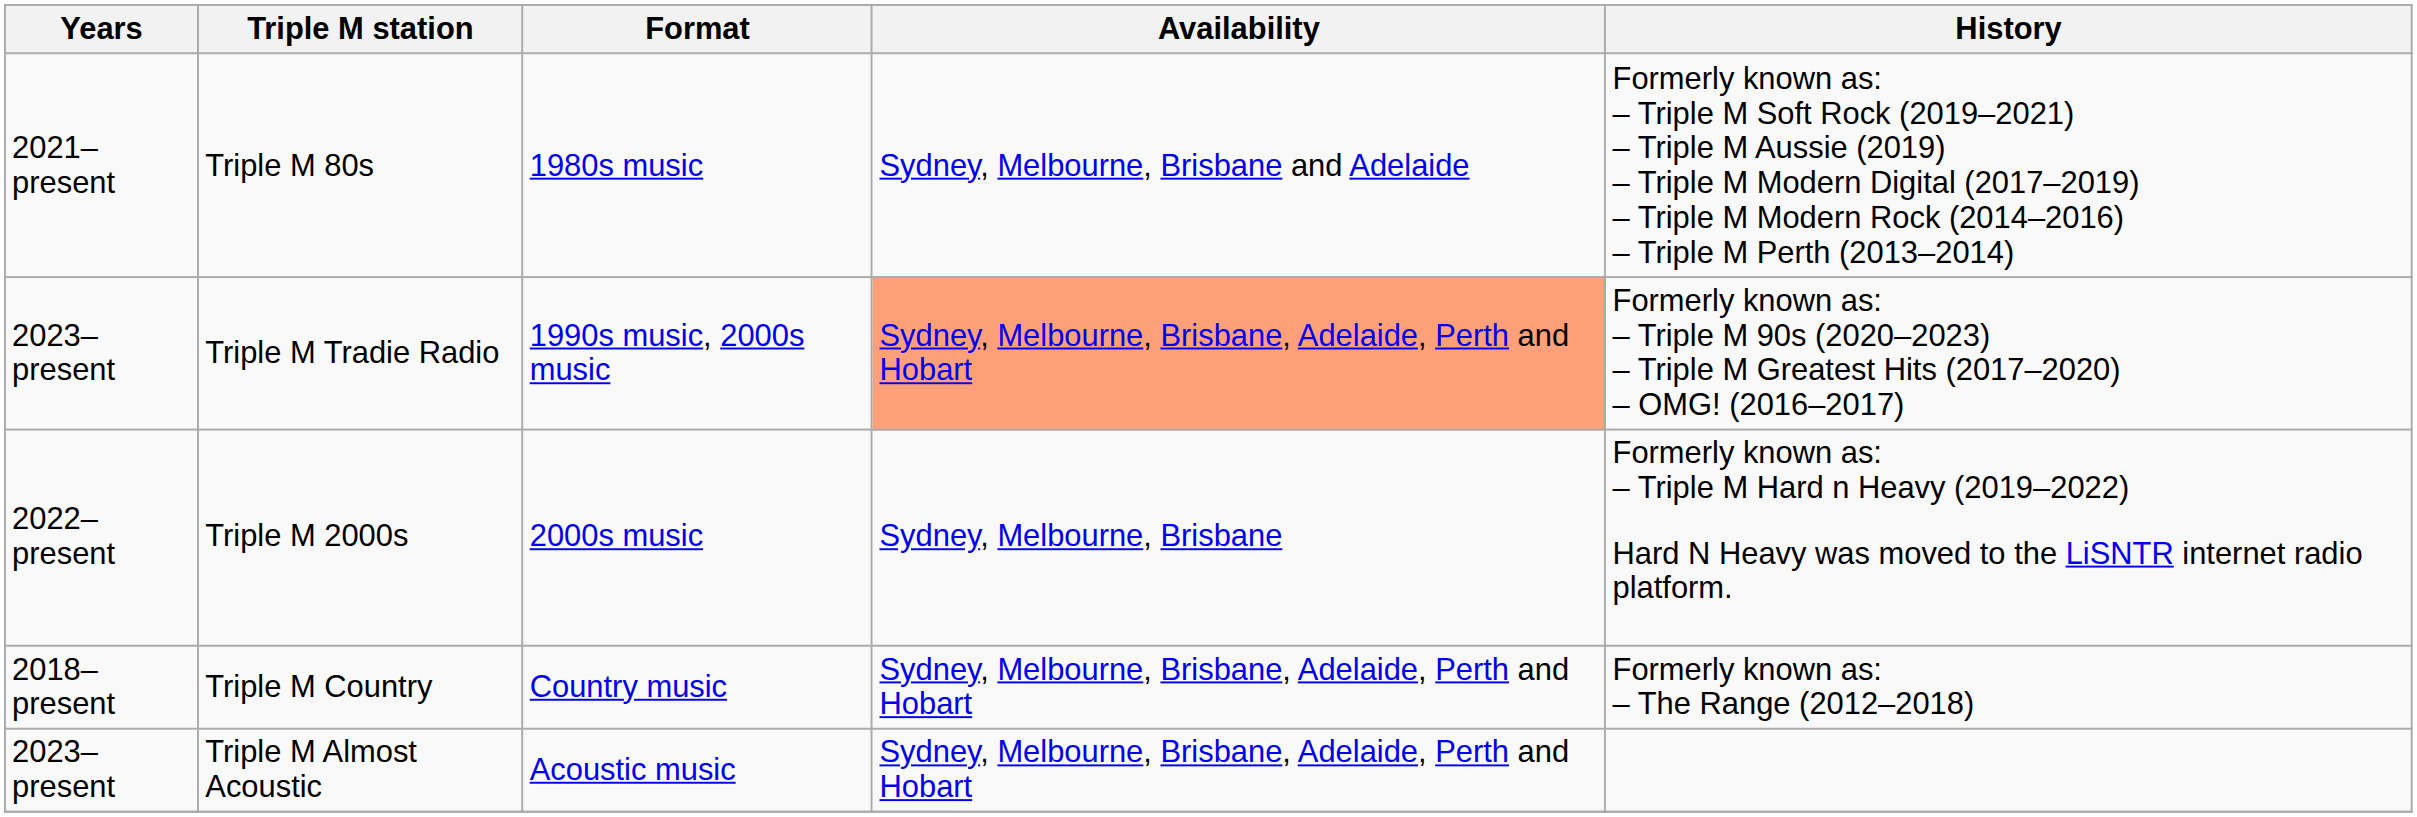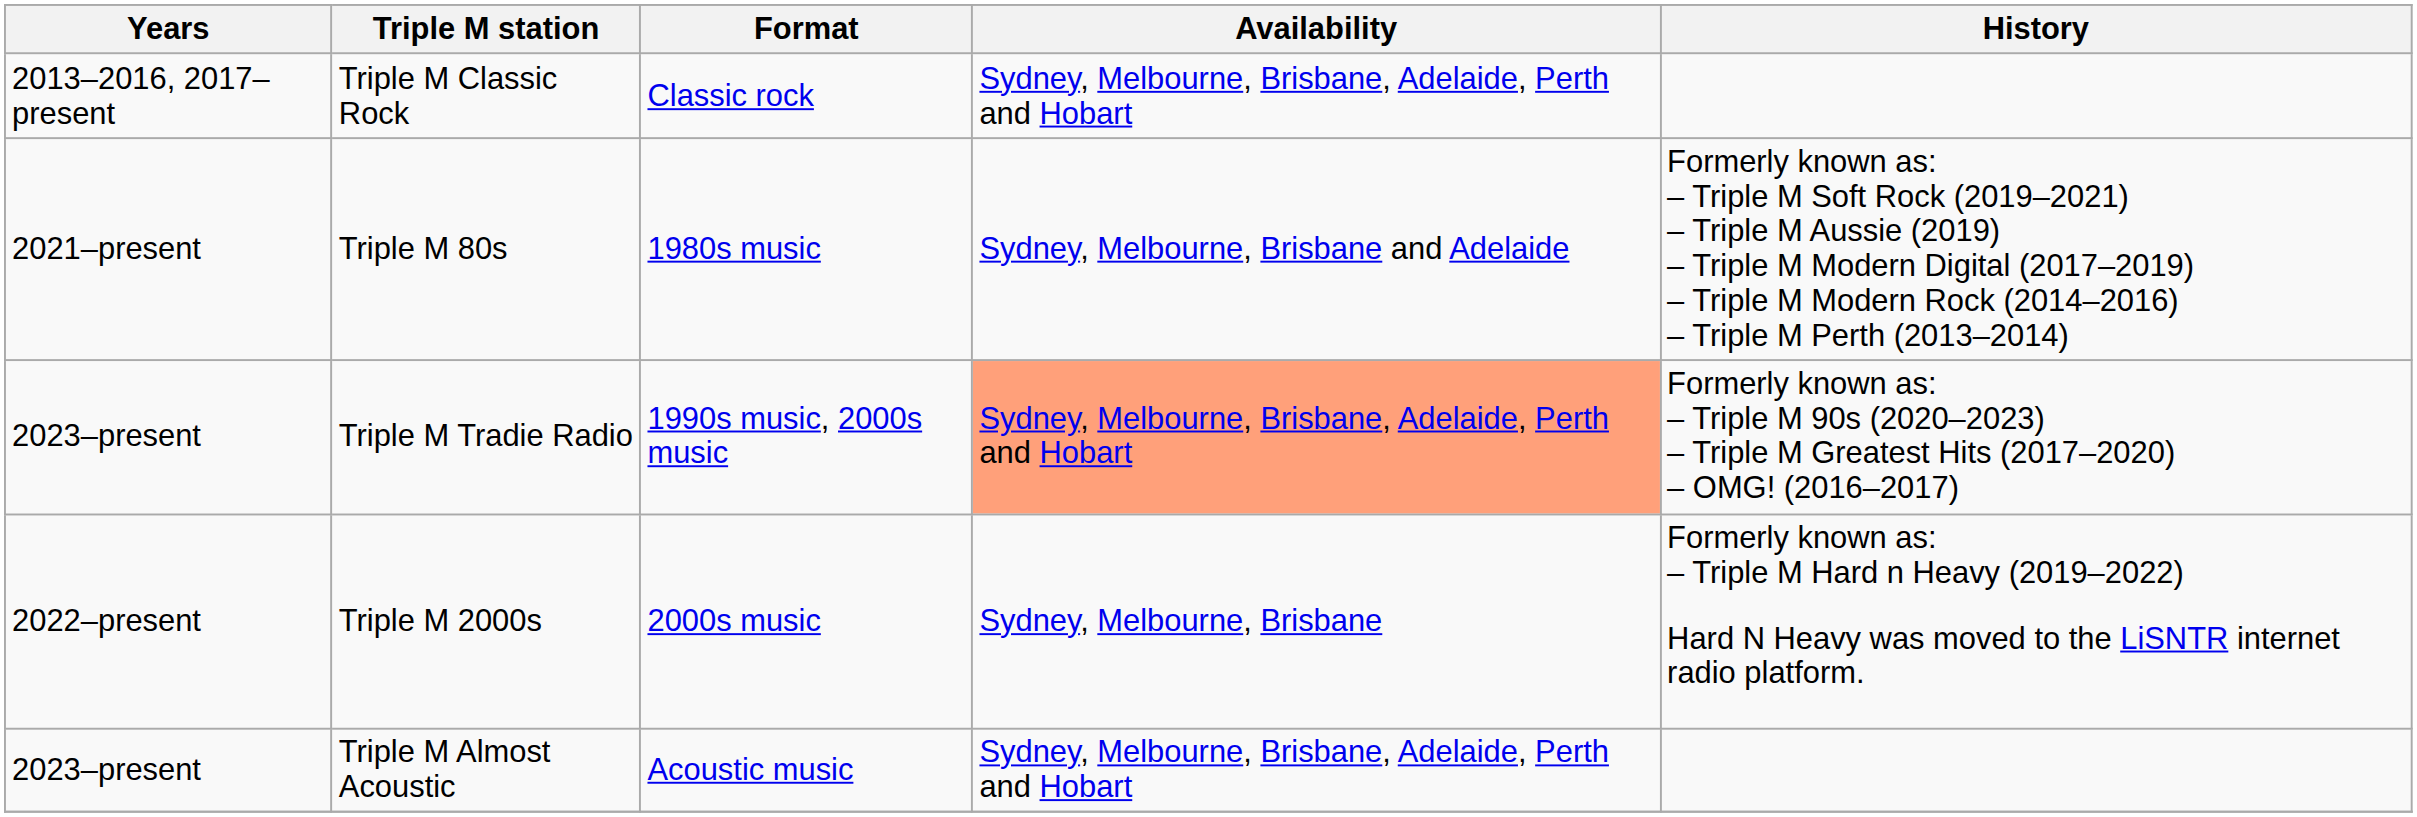+ row: (448, 95)
- row: (319, 686)
